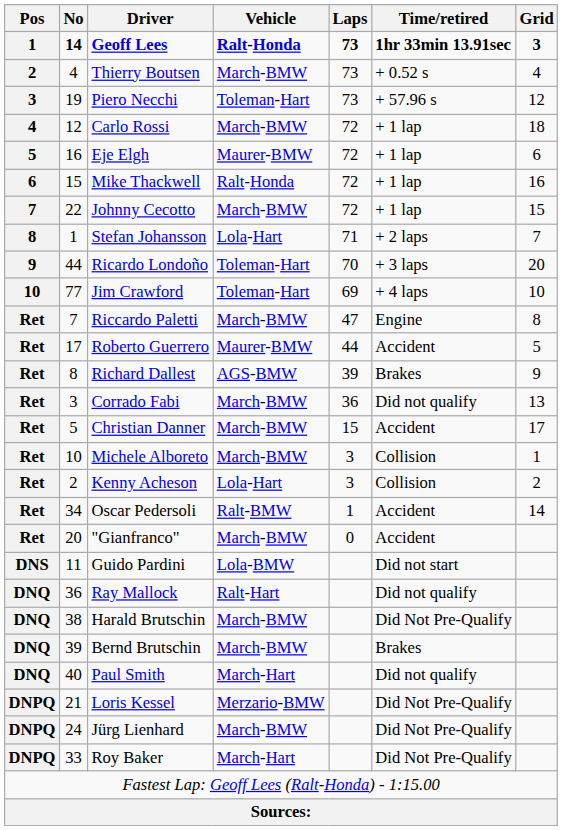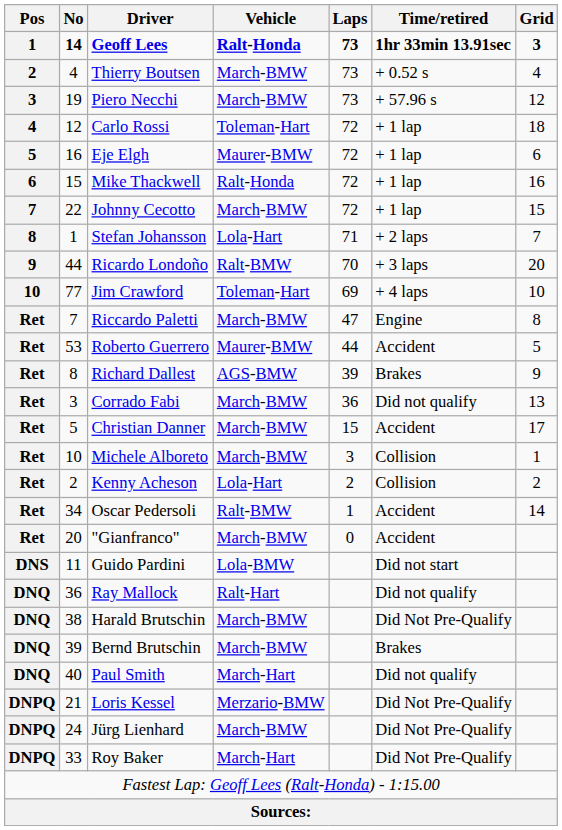(263, 99) Toleman-Hart -> (262, 99) March-BMW
(262, 127) March-BMW -> (263, 127) Toleman-Hart
(263, 264) Toleman-Hart -> (254, 264) Ralt-BMW
(74, 346) 17 -> (74, 346) 53
(350, 483) 3 -> (350, 483) 2
